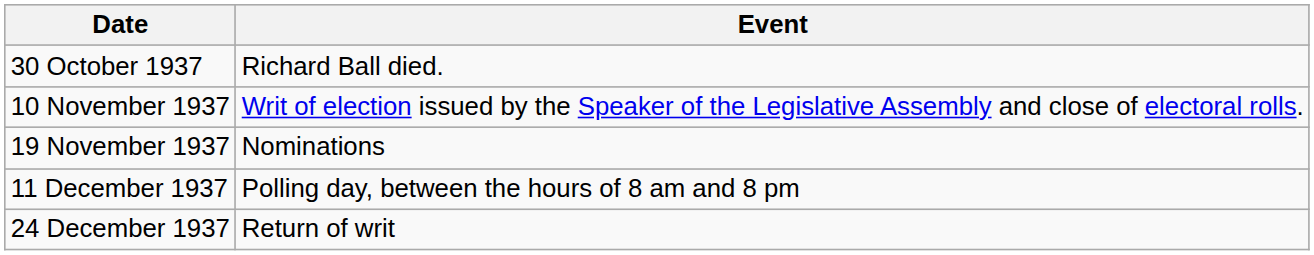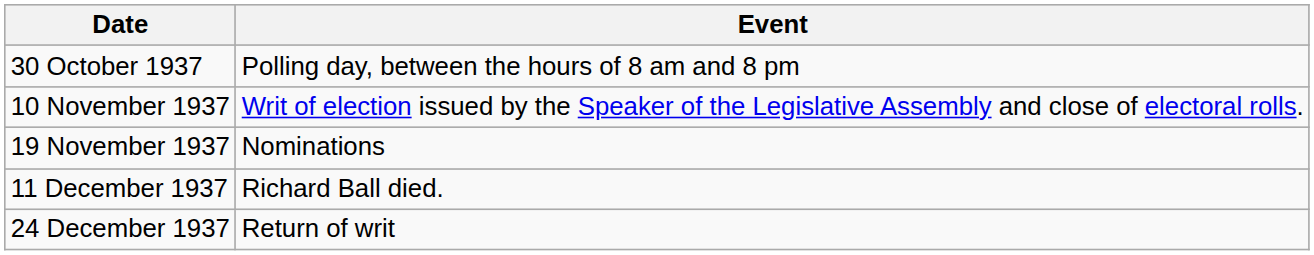(343, 65) Richard Ball died. -> (521, 65) Polling day, between the hours of 8 am and 8 pm
(521, 188) Polling day, between the hours of 8 am and 8 pm -> (343, 188) Richard Ball died.
